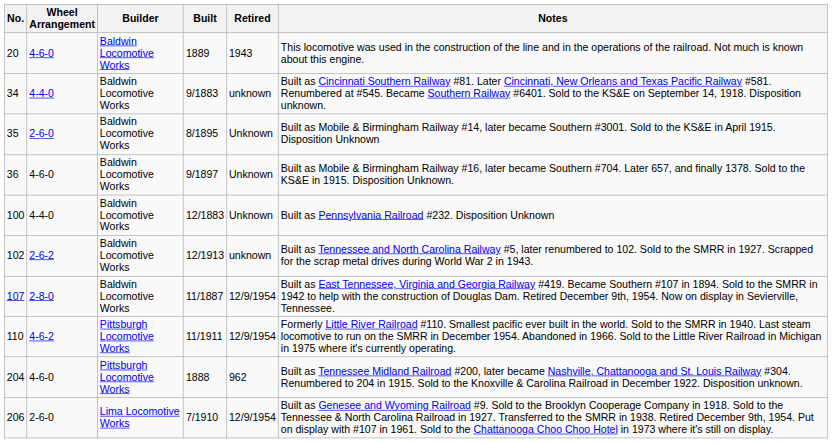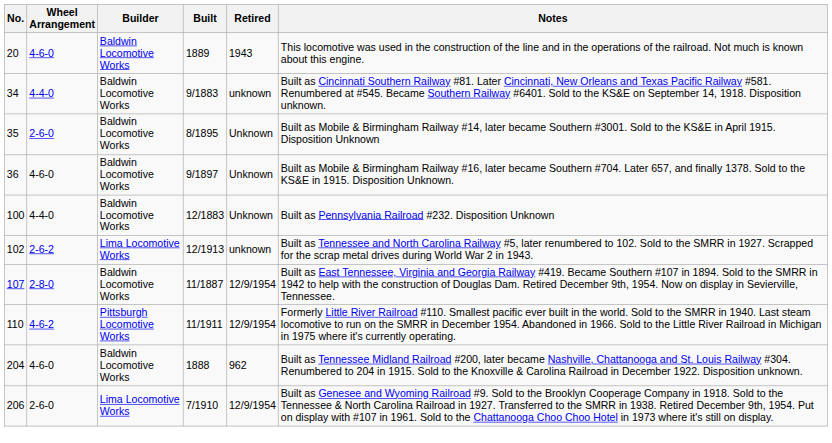(127, 255) Baldwin Locomotive Works -> (140, 249) Lima Locomotive Works
(127, 377) Pittsburgh Locomotive Works -> (127, 365) Baldwin Locomotive Works
